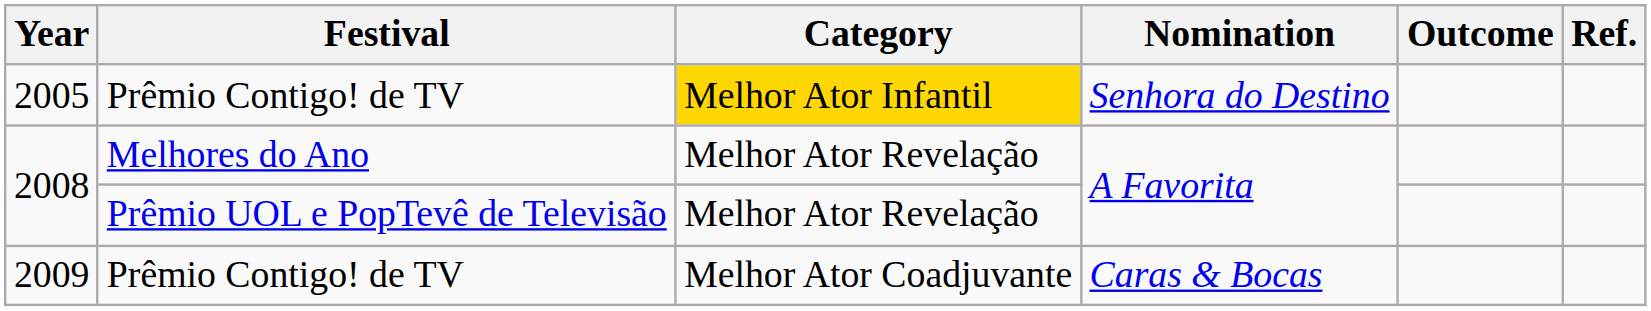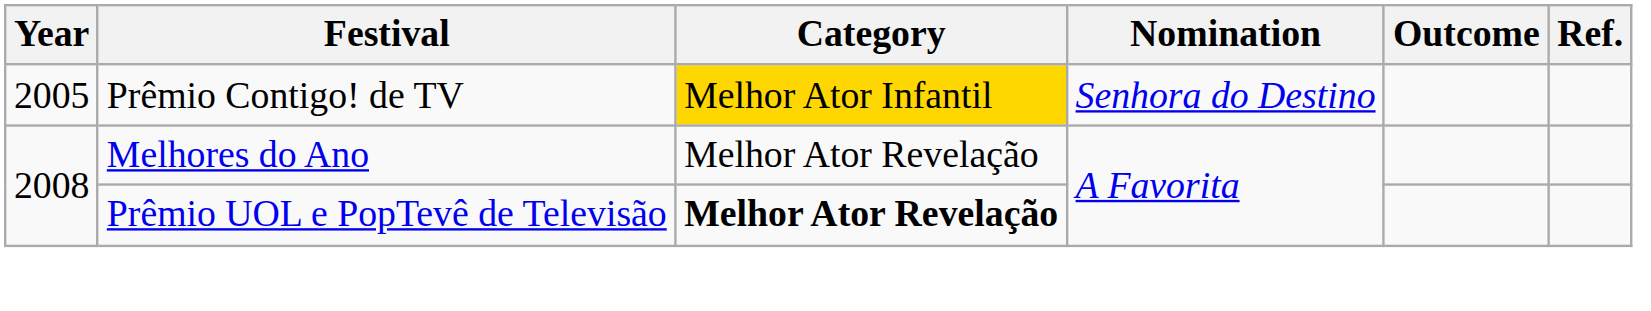(861, 214) normal -> (871, 214) bold
- row: (52, 273)
